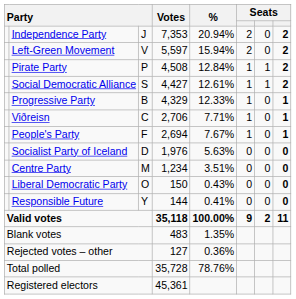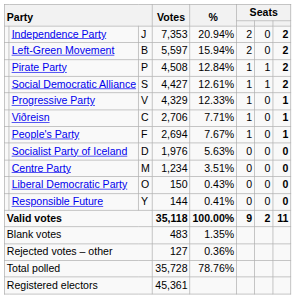(144, 51) V -> (144, 51) B
(144, 101) B -> (144, 101) V
